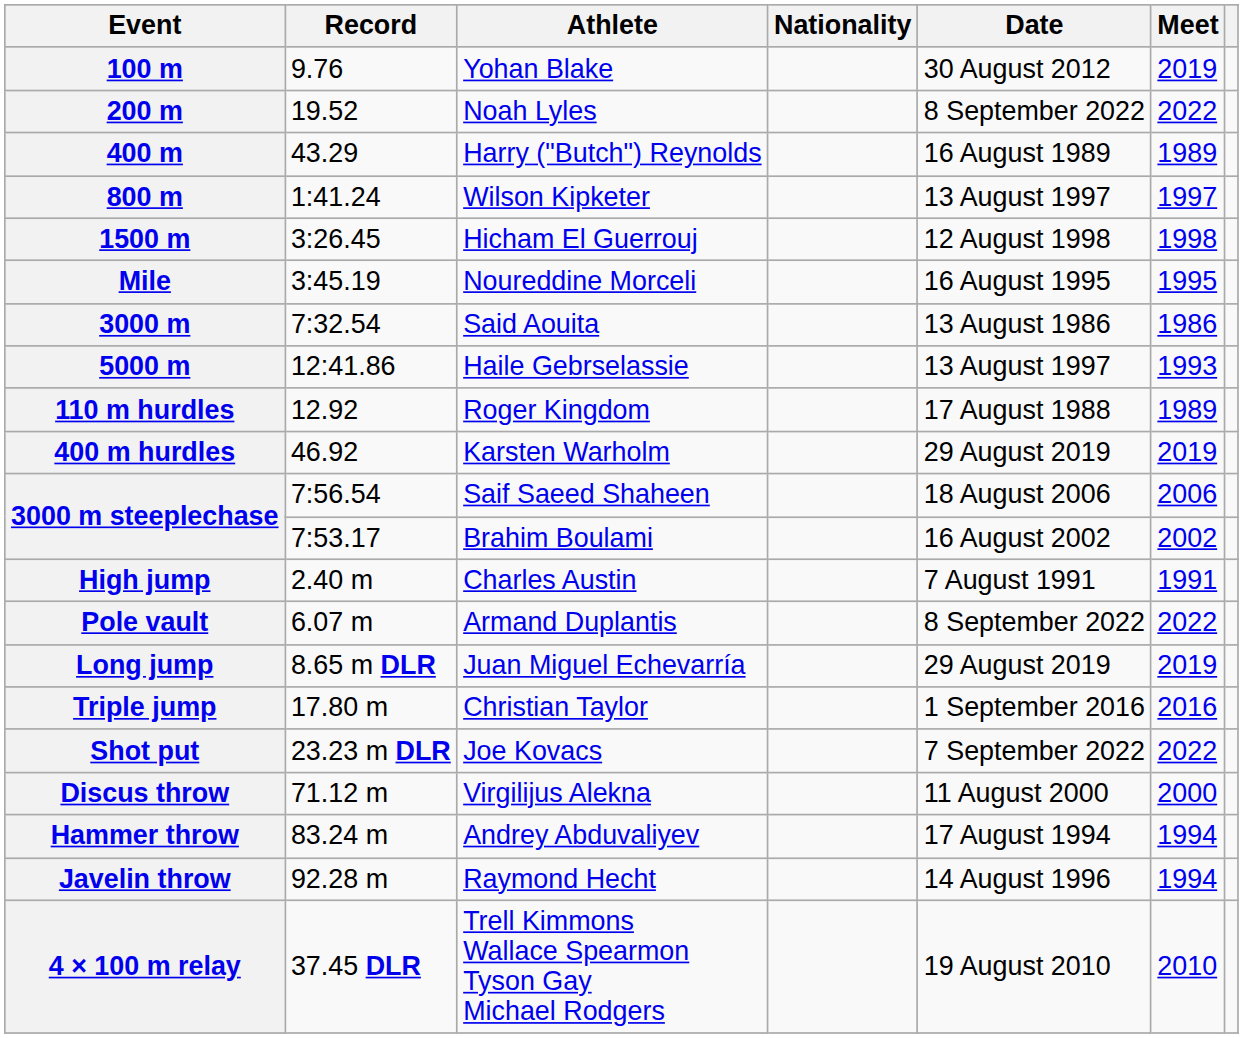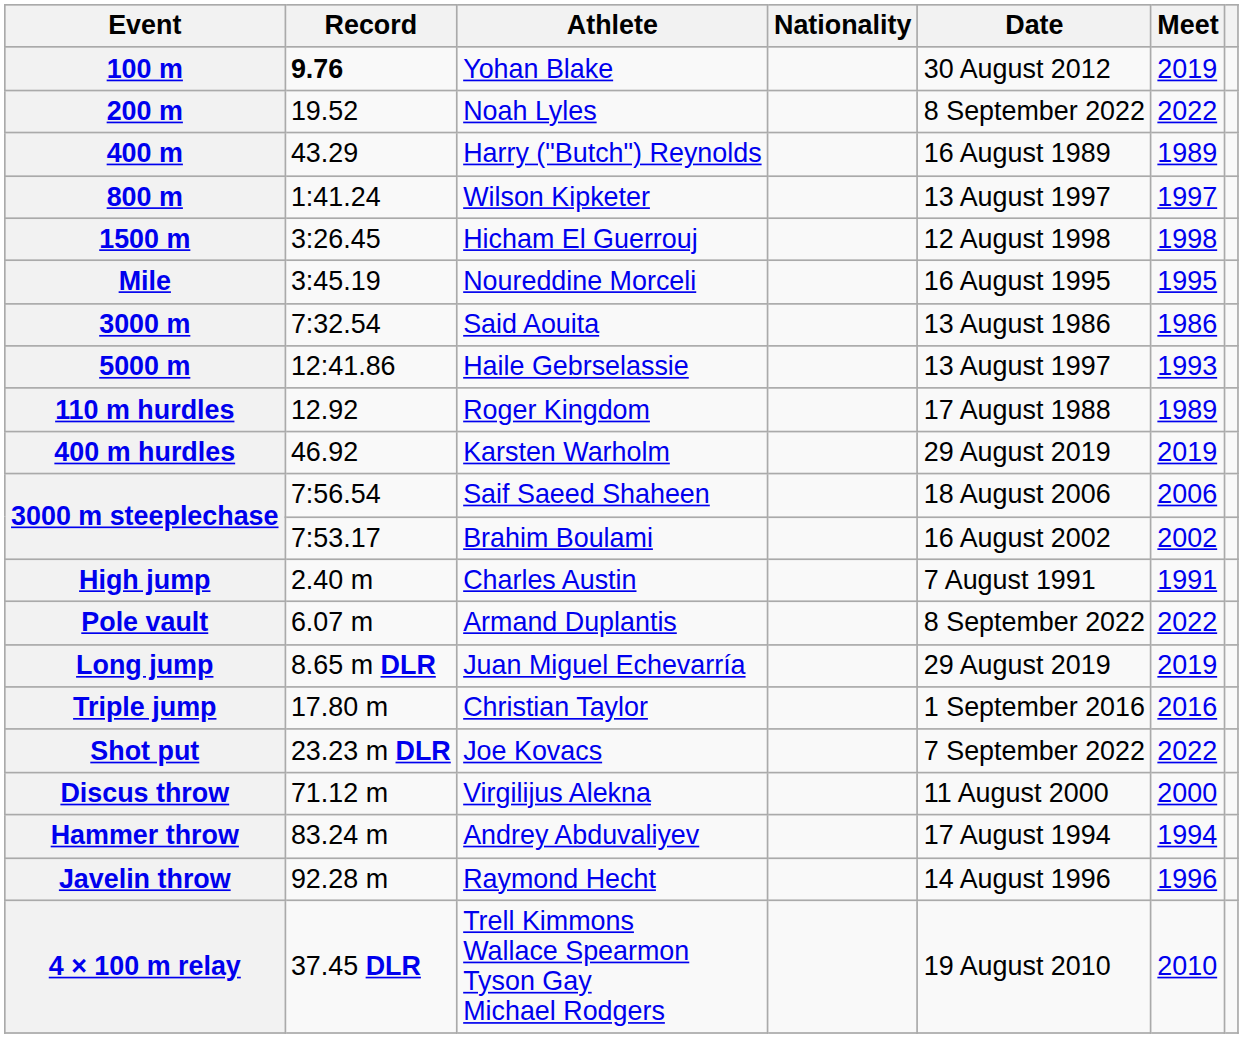(317, 68) normal -> (317, 68) bold
(1187, 878) 1994 -> (1187, 878) 1996
